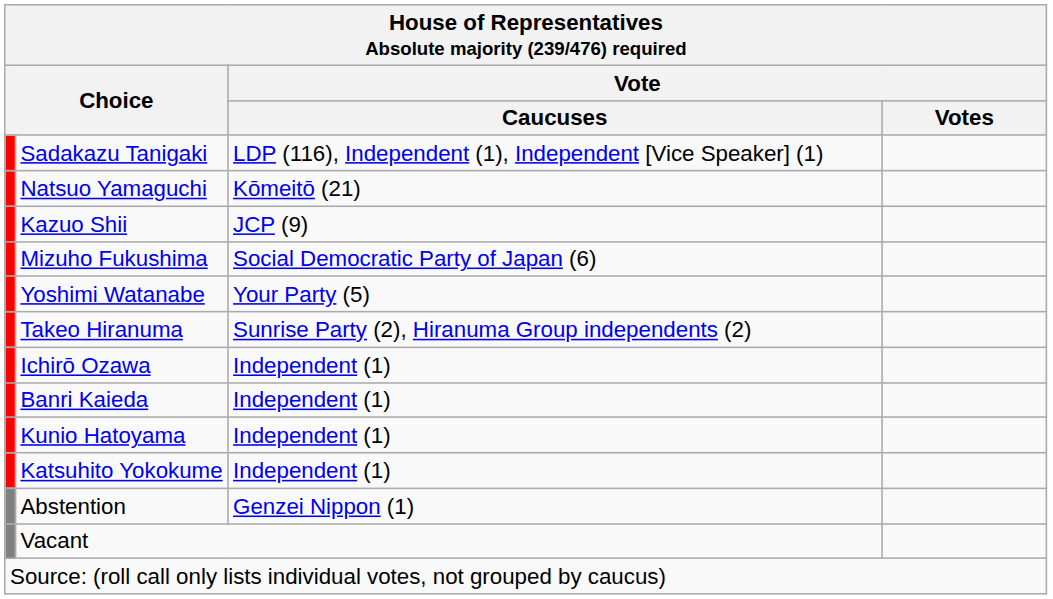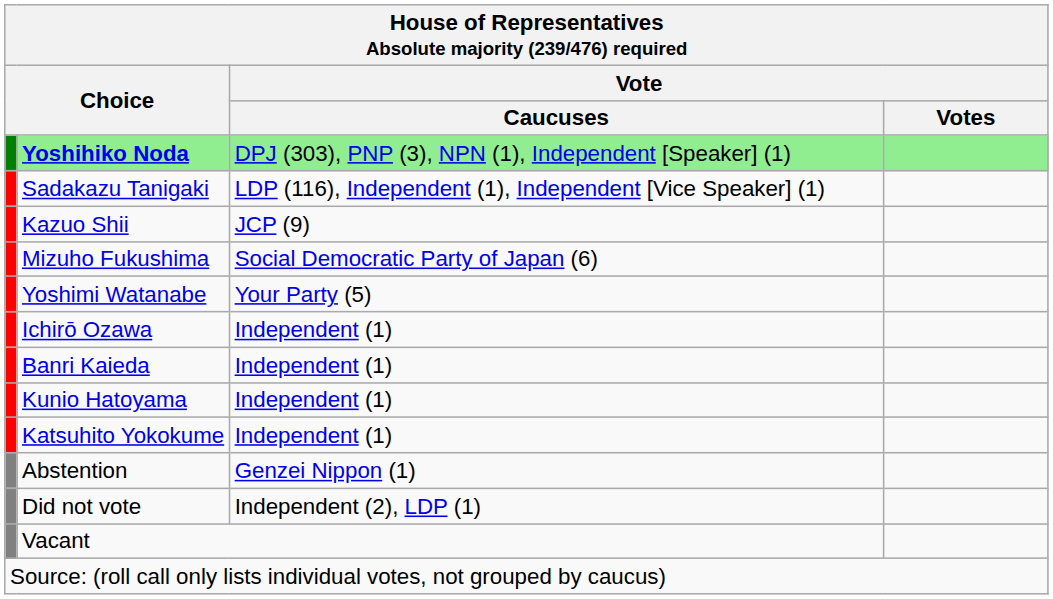+ row: (105, 153)
- row: (114, 189)
- row: (102, 330)
+ row: (82, 506)
